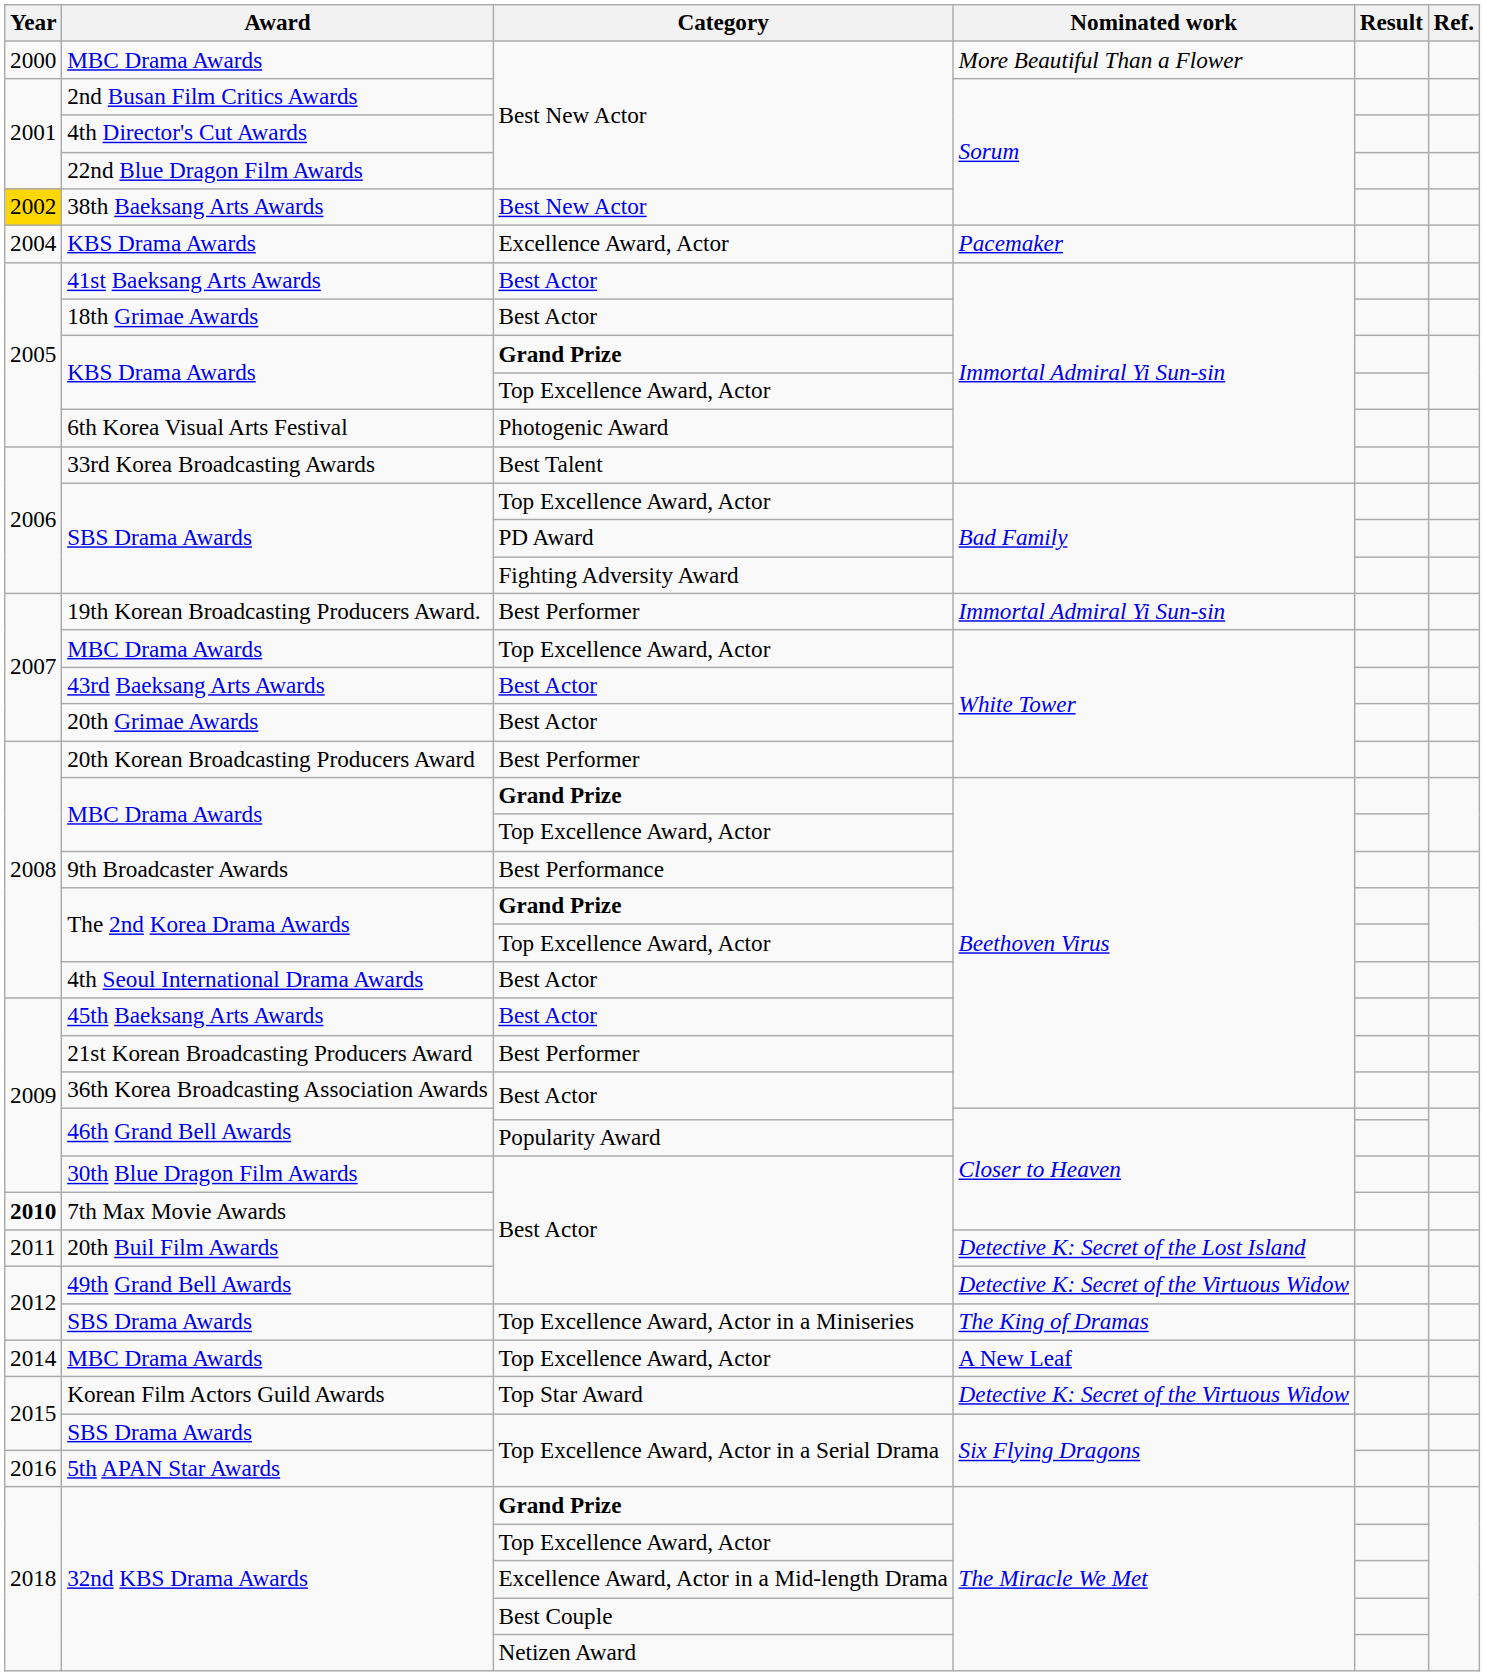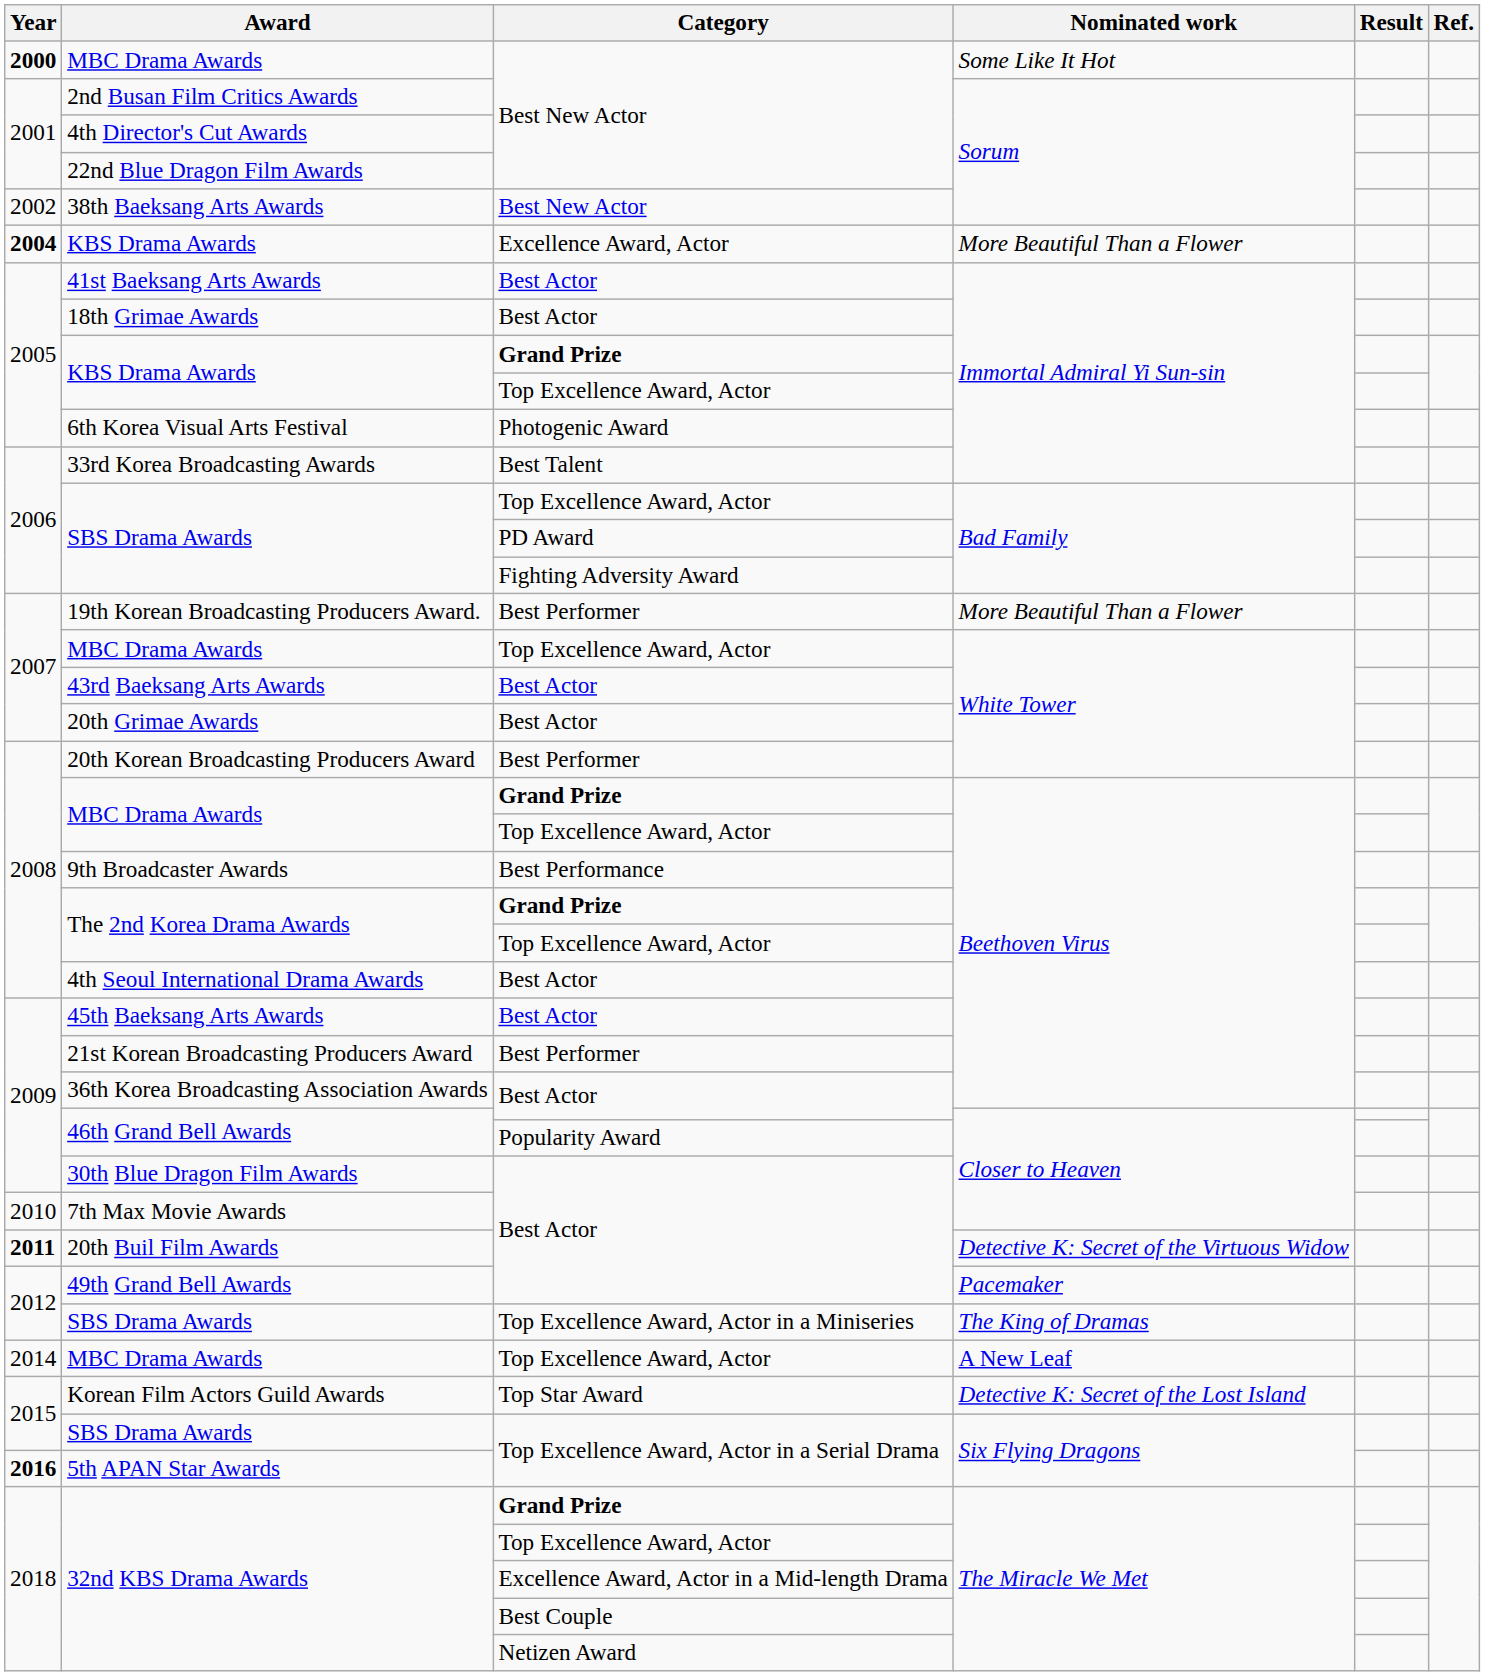(33, 59) normal -> (33, 59) bold
(1101, 59) More Beautiful Than a Flower -> (1037, 59) Some Like It Hot
(33, 206) gold background -> (33, 206) no background
(33, 243) normal -> (33, 243) bold
(1011, 243) Pacemaker -> (1101, 243) More Beautiful Than a Flower
(1092, 611) Immortal Admiral Yi Sun-sin -> (1101, 611) More Beautiful Than a Flower
(33, 1210) bold -> (33, 1210) normal
(33, 1247) normal -> (33, 1247) bold
(1132, 1247) Detective K: Secret of the Lost Island -> (1154, 1247) Detective K: Secret of the Virtuous Widow
(1154, 1284) Detective K: Secret of the Virtuous Widow -> (1011, 1284) Pacemaker
(1154, 1394) Detective K: Secret of the Virtuous Widow -> (1132, 1394) Detective K: Secret of the Lost Island
(33, 1468) normal -> (33, 1468) bold
